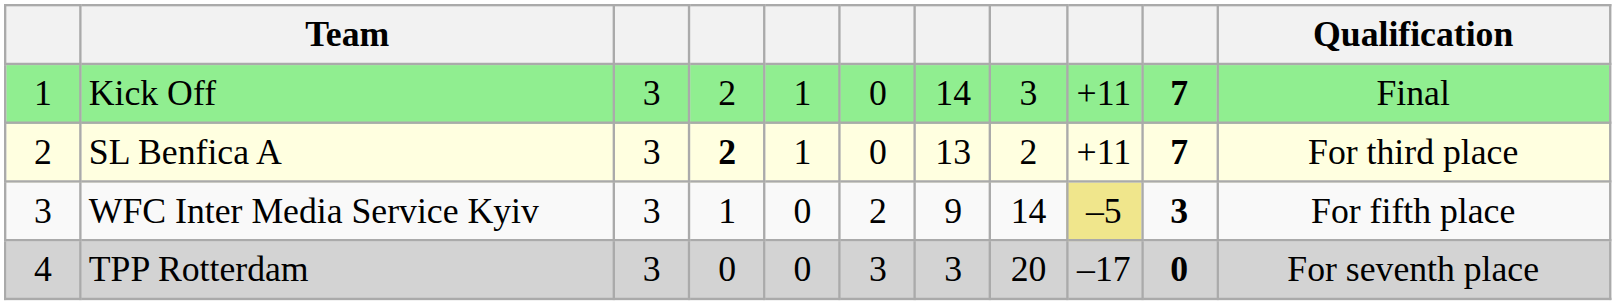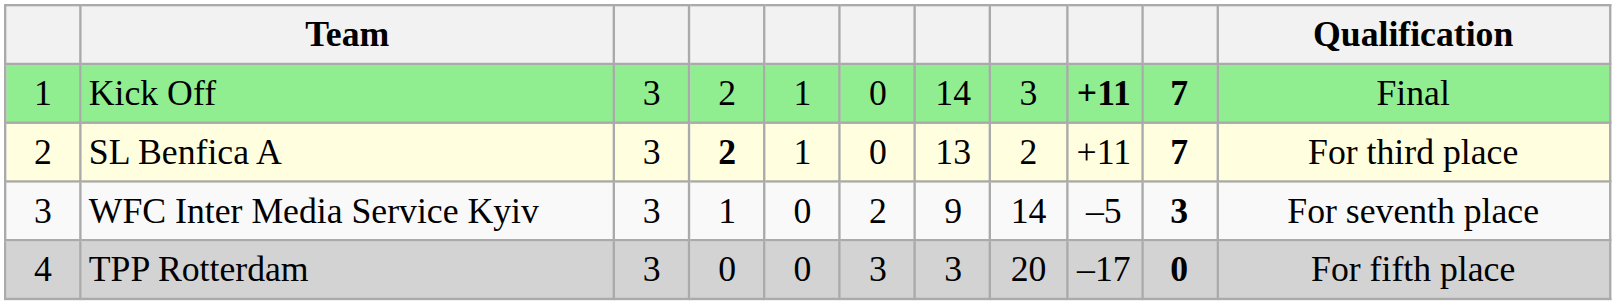(1104, 93) normal -> (1104, 93) bold
(1104, 210) khaki background -> (1104, 210) no background
(1413, 210) For fifth place -> (1413, 210) For seventh place
(1413, 269) For seventh place -> (1413, 269) For fifth place
